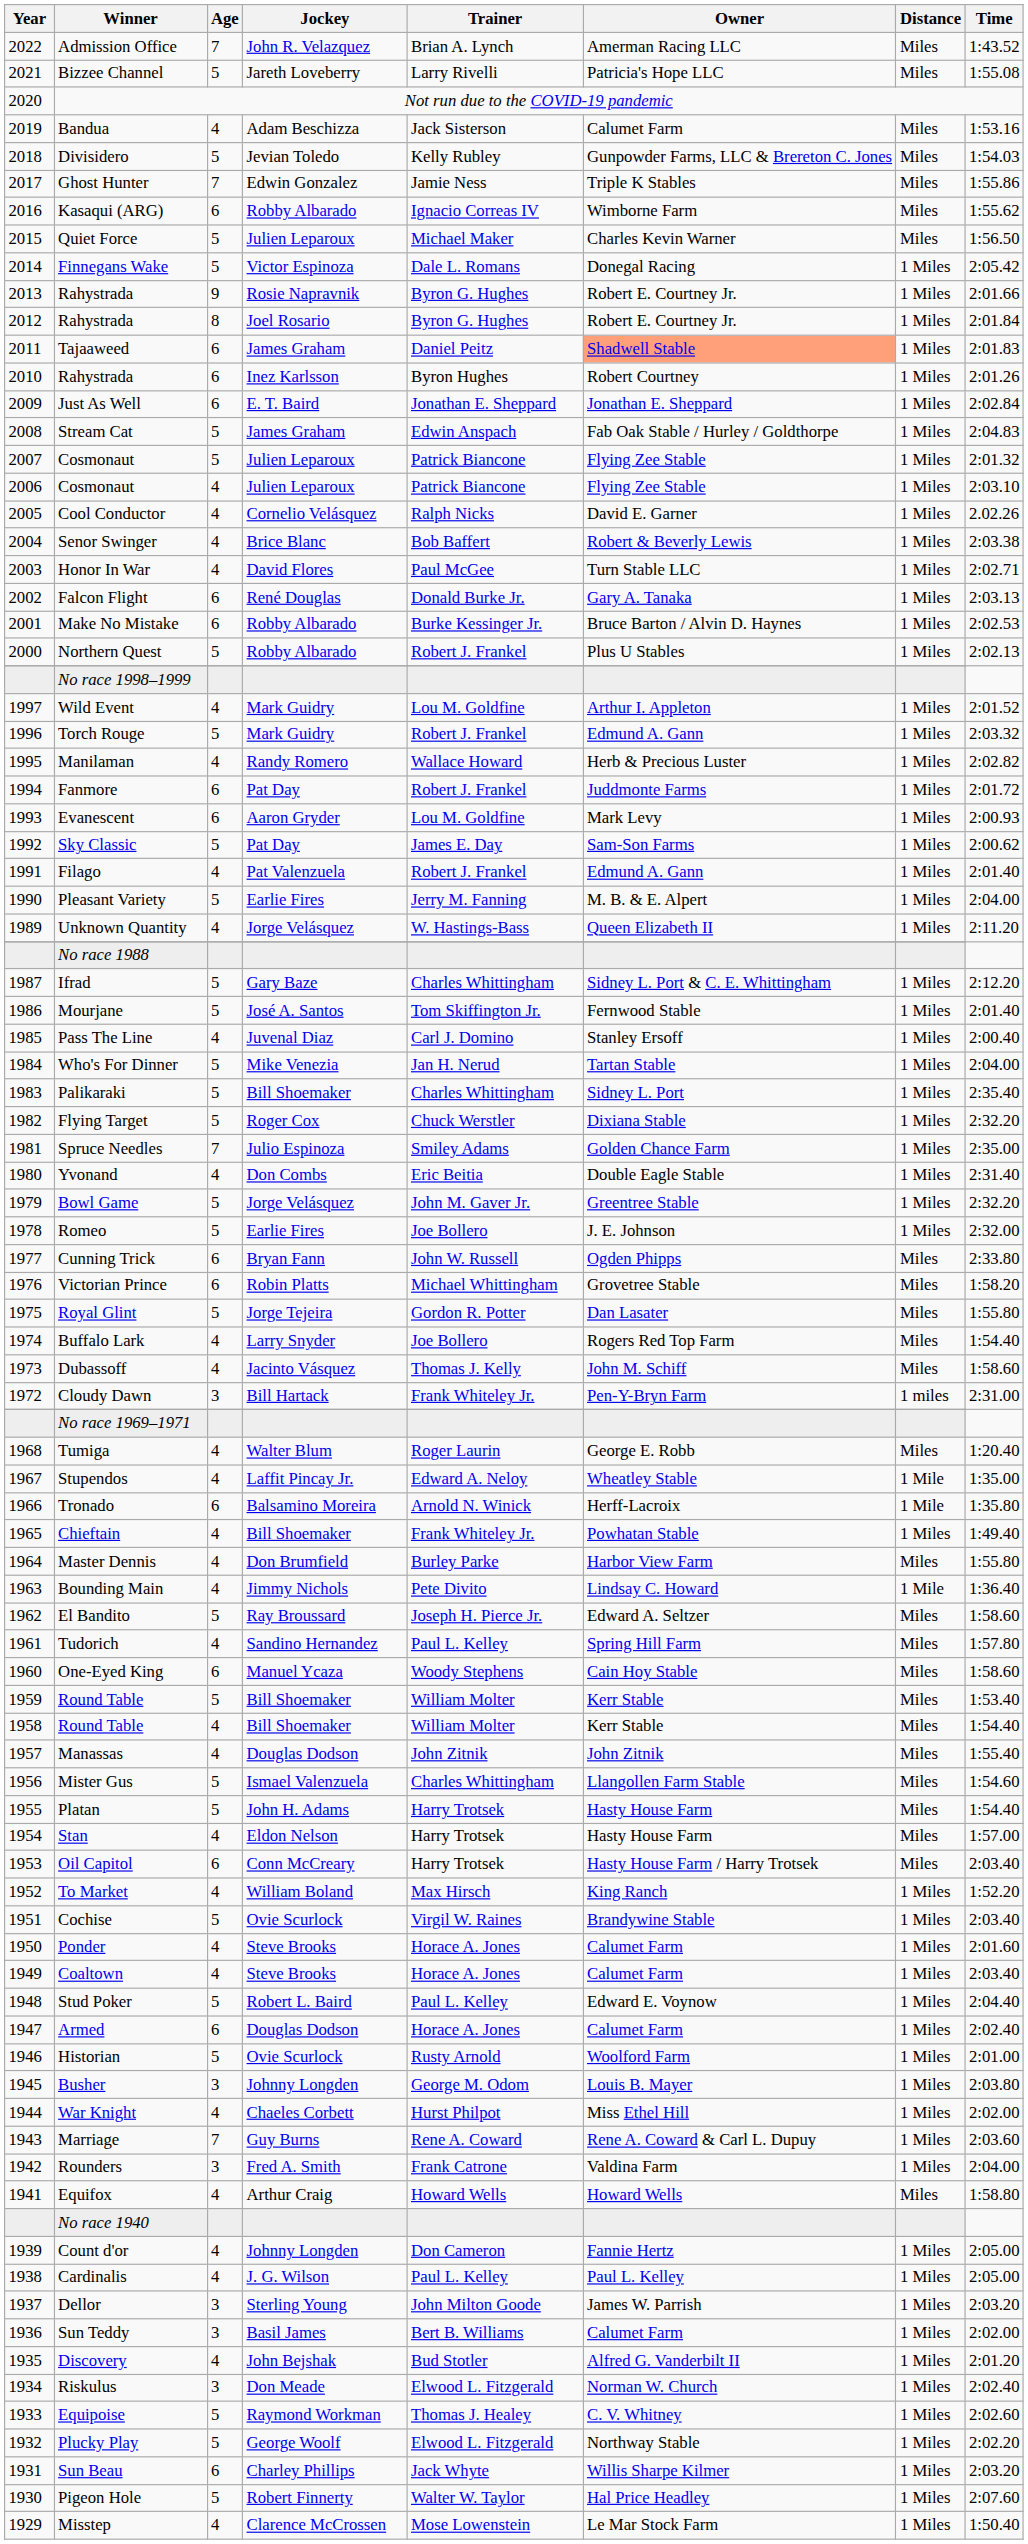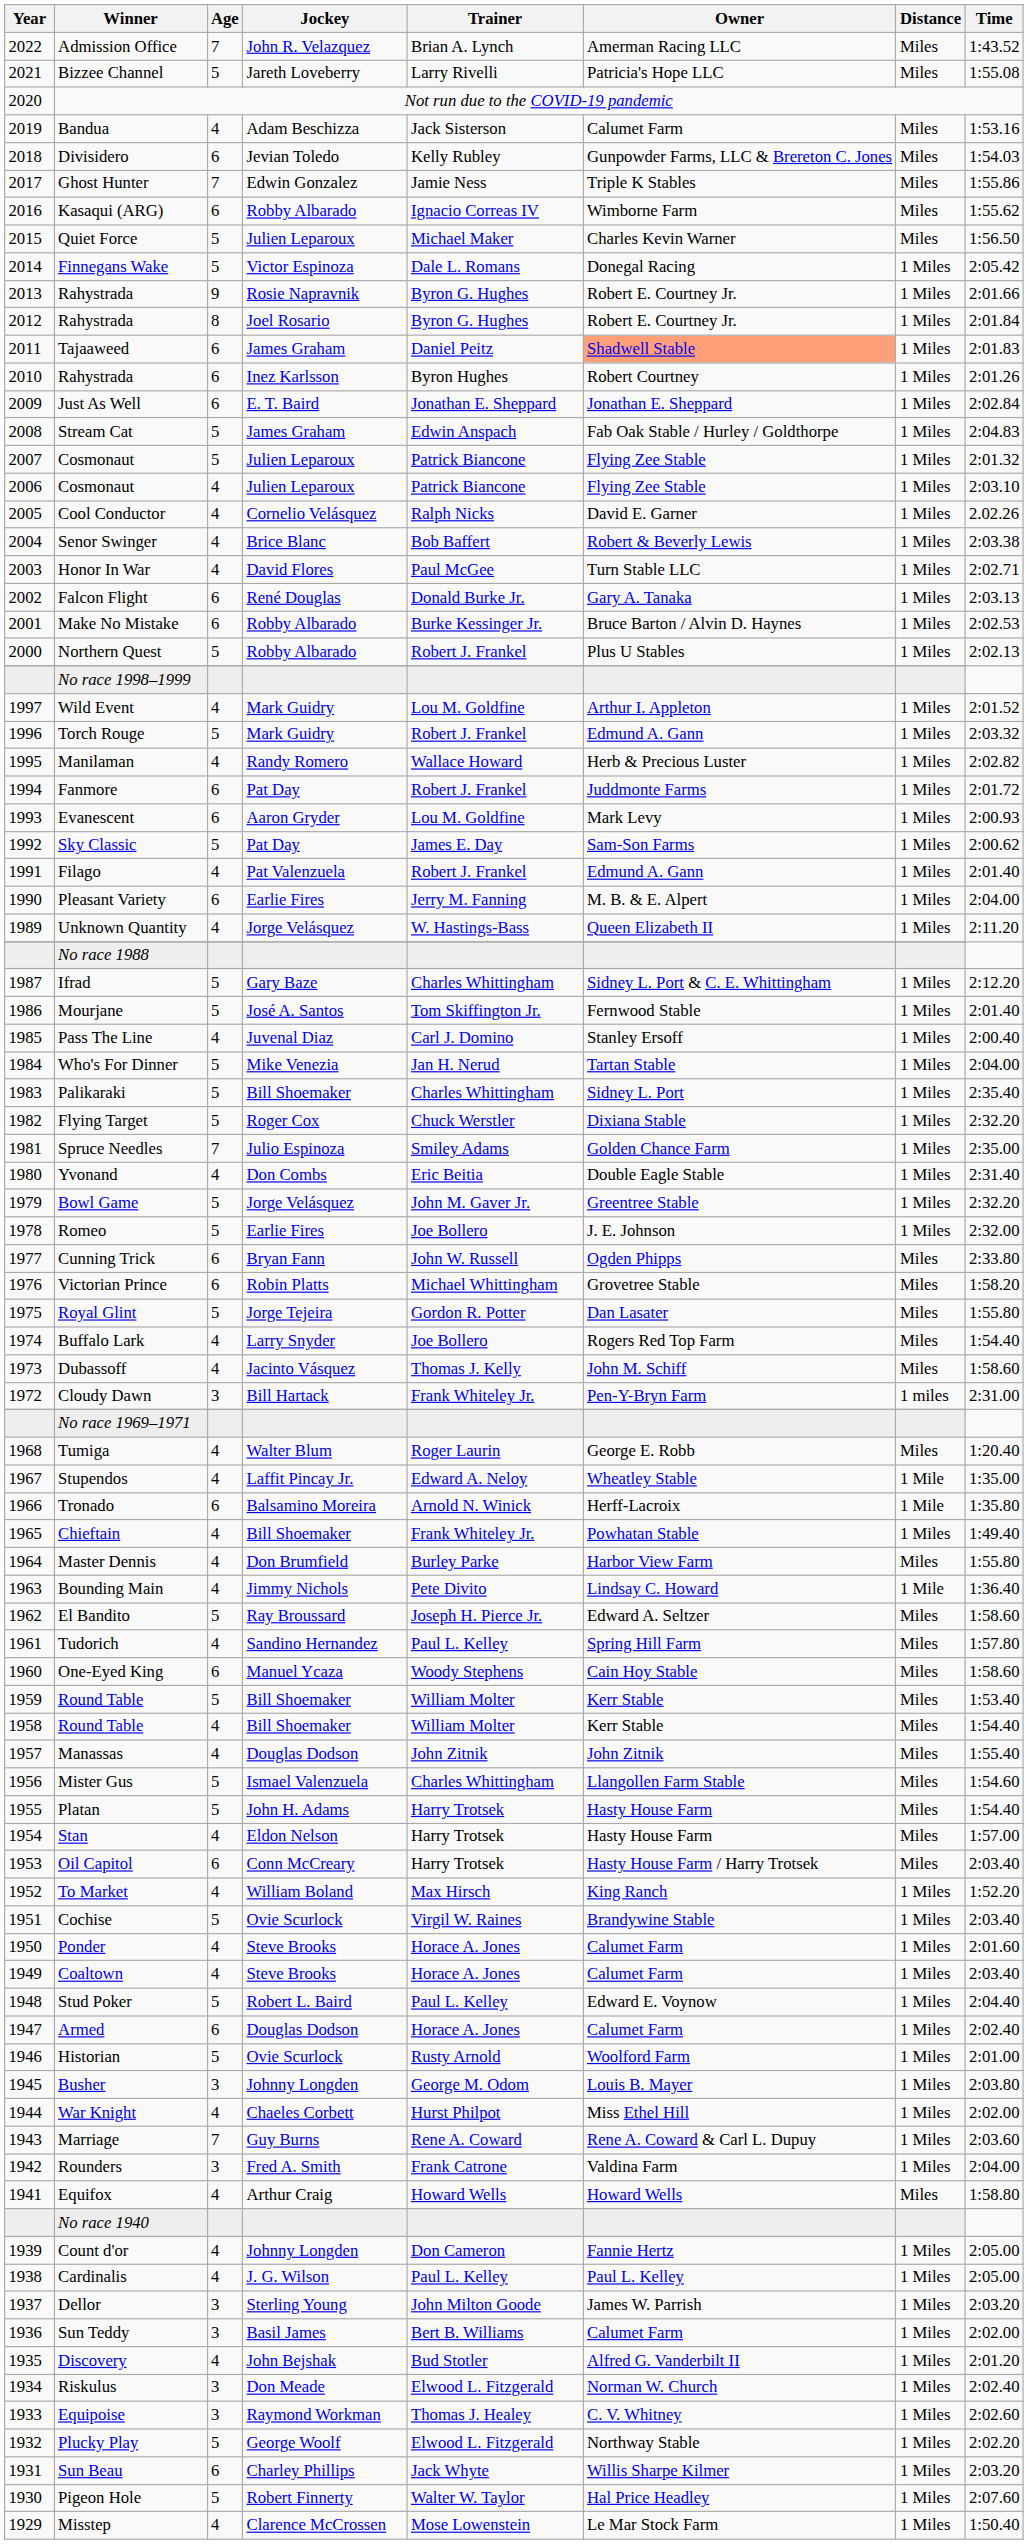(215, 156) 5 -> (215, 156) 6
(215, 900) 5 -> (215, 900) 6
(215, 2415) 5 -> (215, 2415) 3
